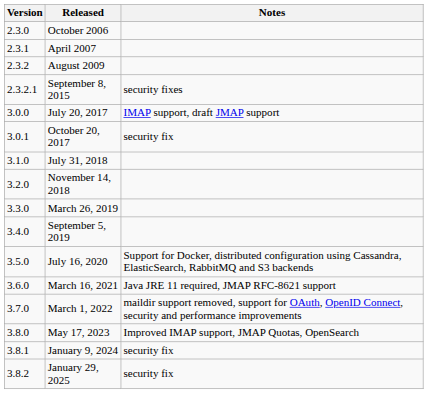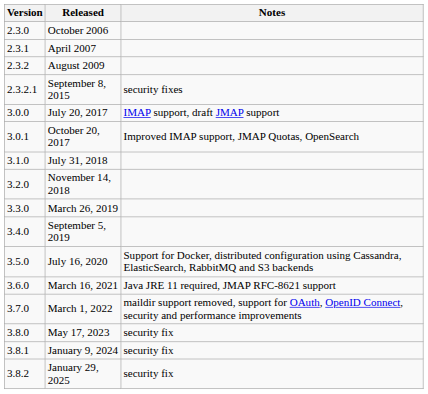(148, 136) security fix -> (241, 136) Improved IMAP support, JMAP Quotas, OpenSearch
(241, 332) Improved IMAP support, JMAP Quotas, OpenSearch -> (148, 332) security fix
